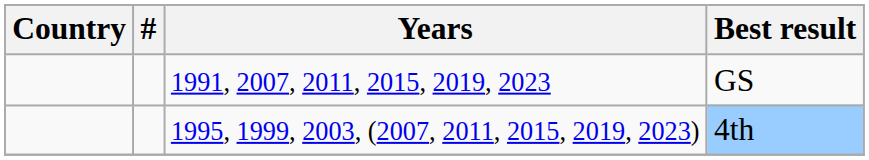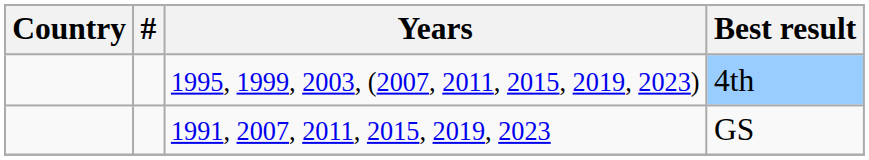rows swapped: (734, 129) <-> (734, 79)
